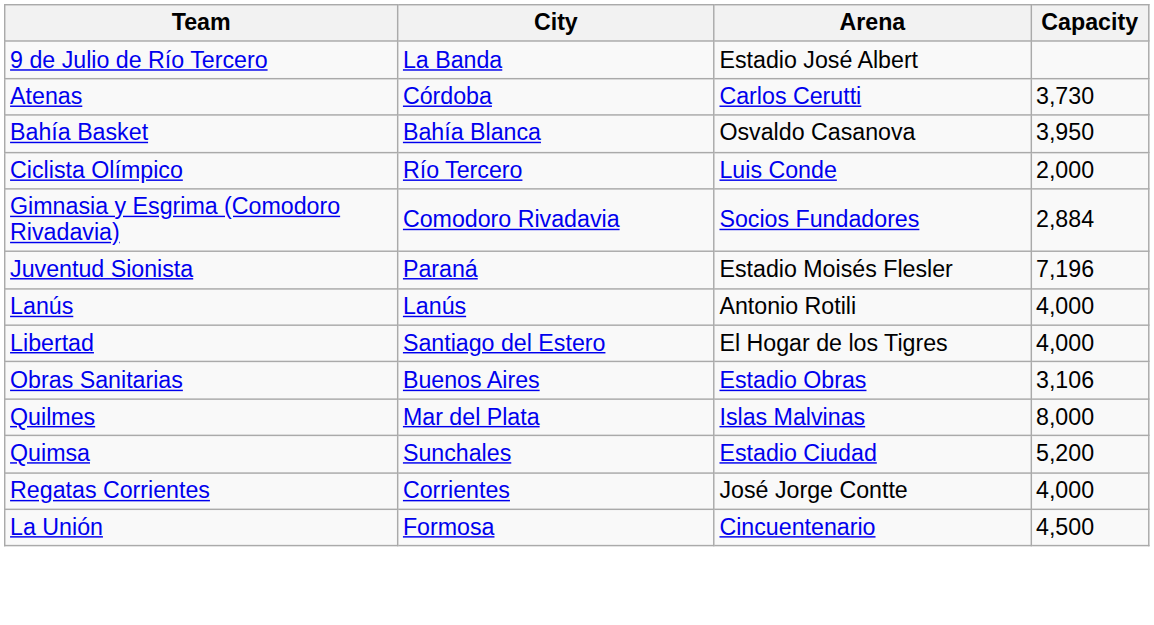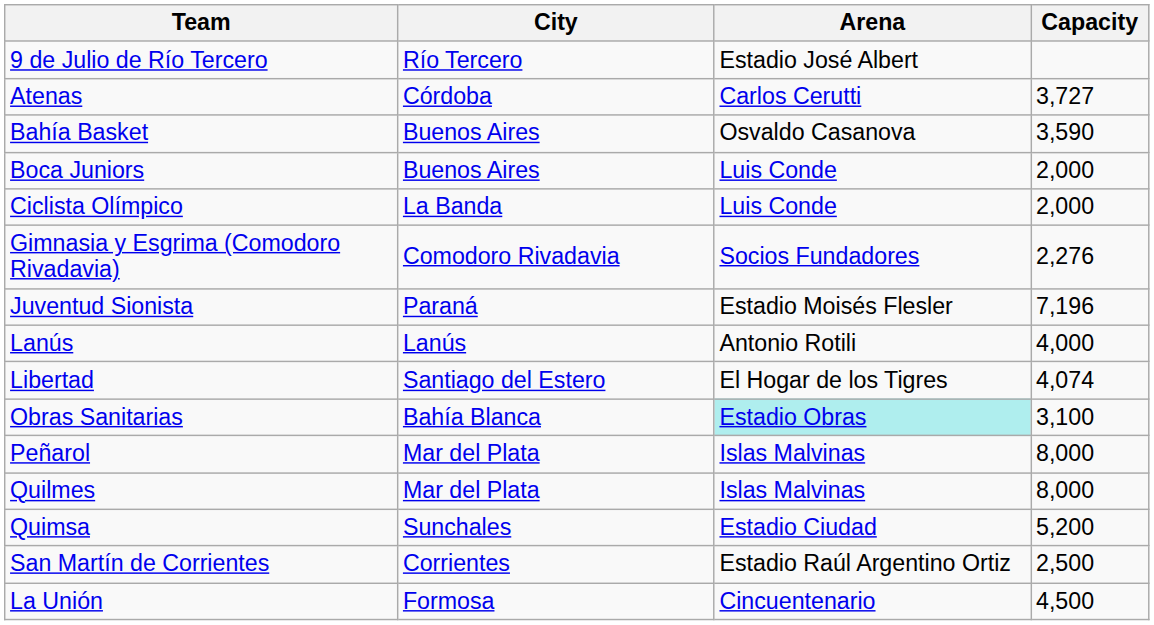(453, 59) La Banda -> (463, 59) Río Tercero
(1065, 96) 3,730 -> (1065, 96) 3,727
(472, 133) Bahía Blanca -> (471, 133) Buenos Aires
(1065, 133) 3,950 -> (1065, 133) 3,590
+ row: (77, 170)
(463, 170) Río Tercero -> (453, 206) La Banda
(1065, 219) 2,884 -> (1065, 256) 2,276
(1065, 343) 4,000 -> (1065, 380) 4,074
(471, 380) Buenos Aires -> (472, 416) Bahía Blanca
(793, 380) no background -> (793, 416) paleturquoise background
(1065, 380) 3,106 -> (1065, 416) 3,100
+ row: (50, 453)
- row: (110, 490)
+ row: (140, 564)
